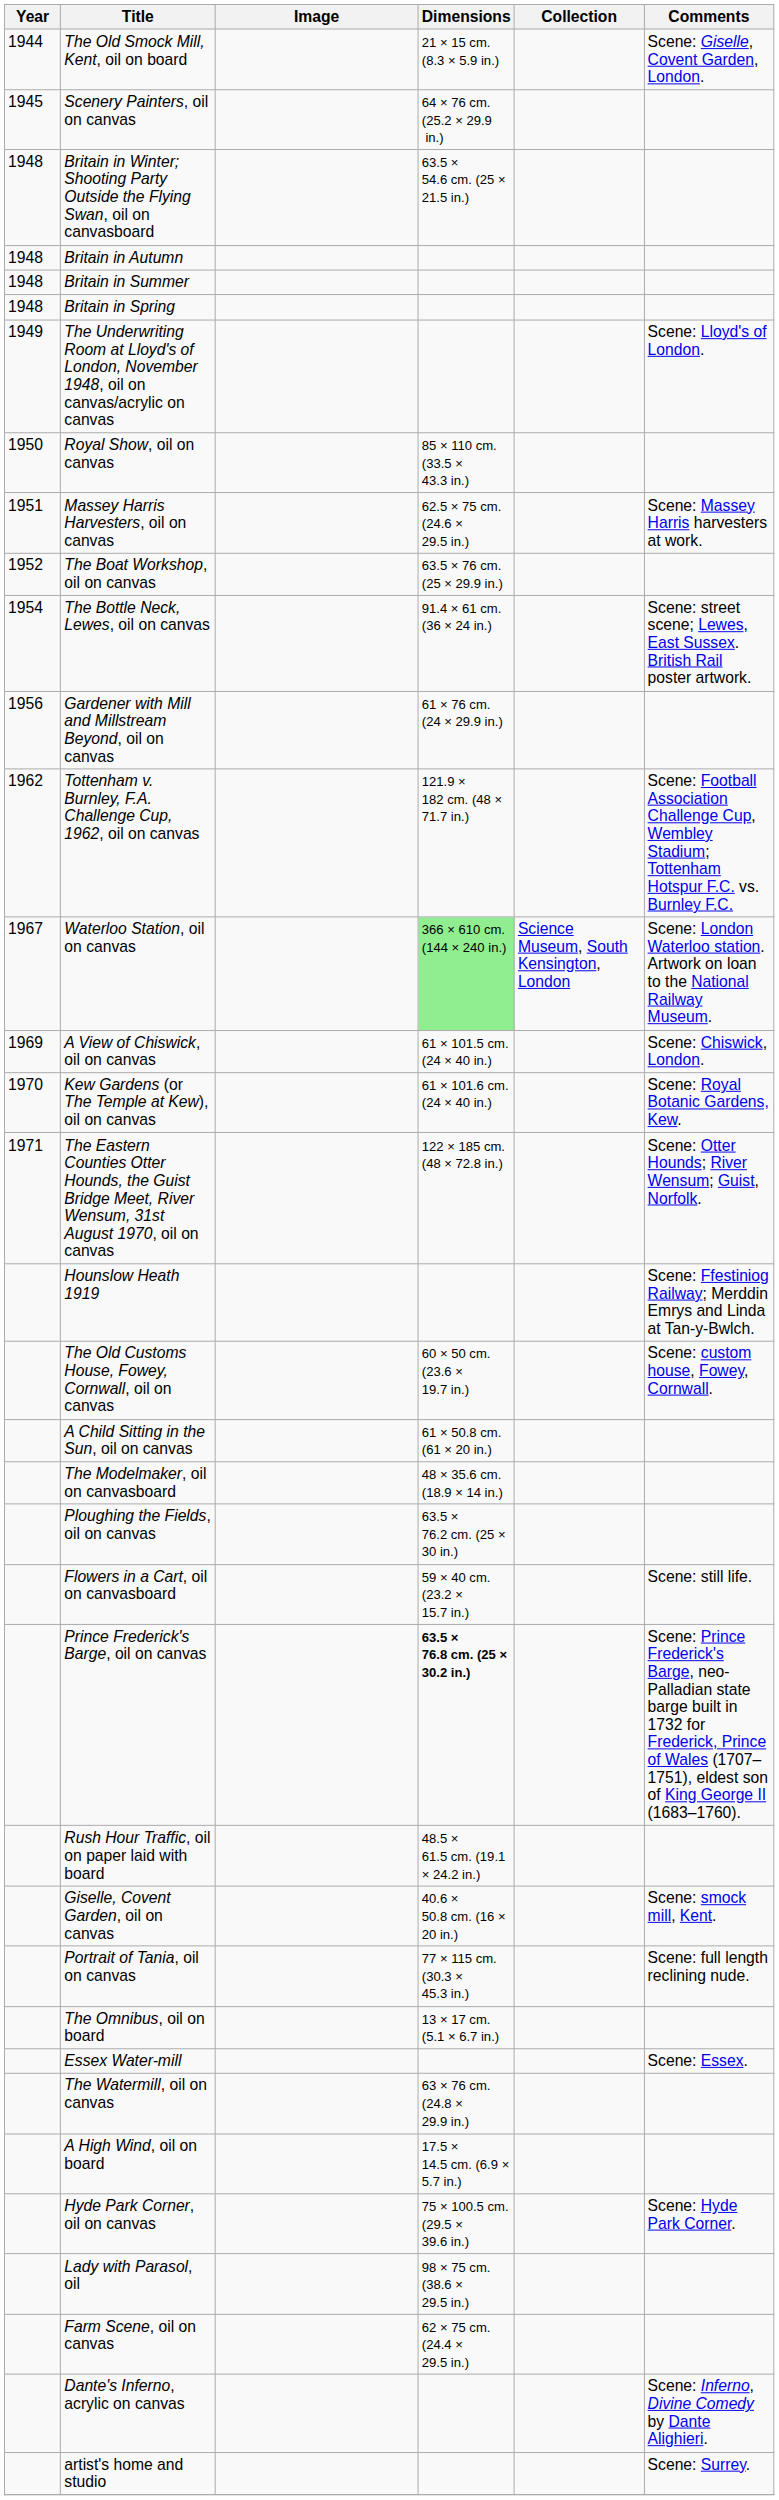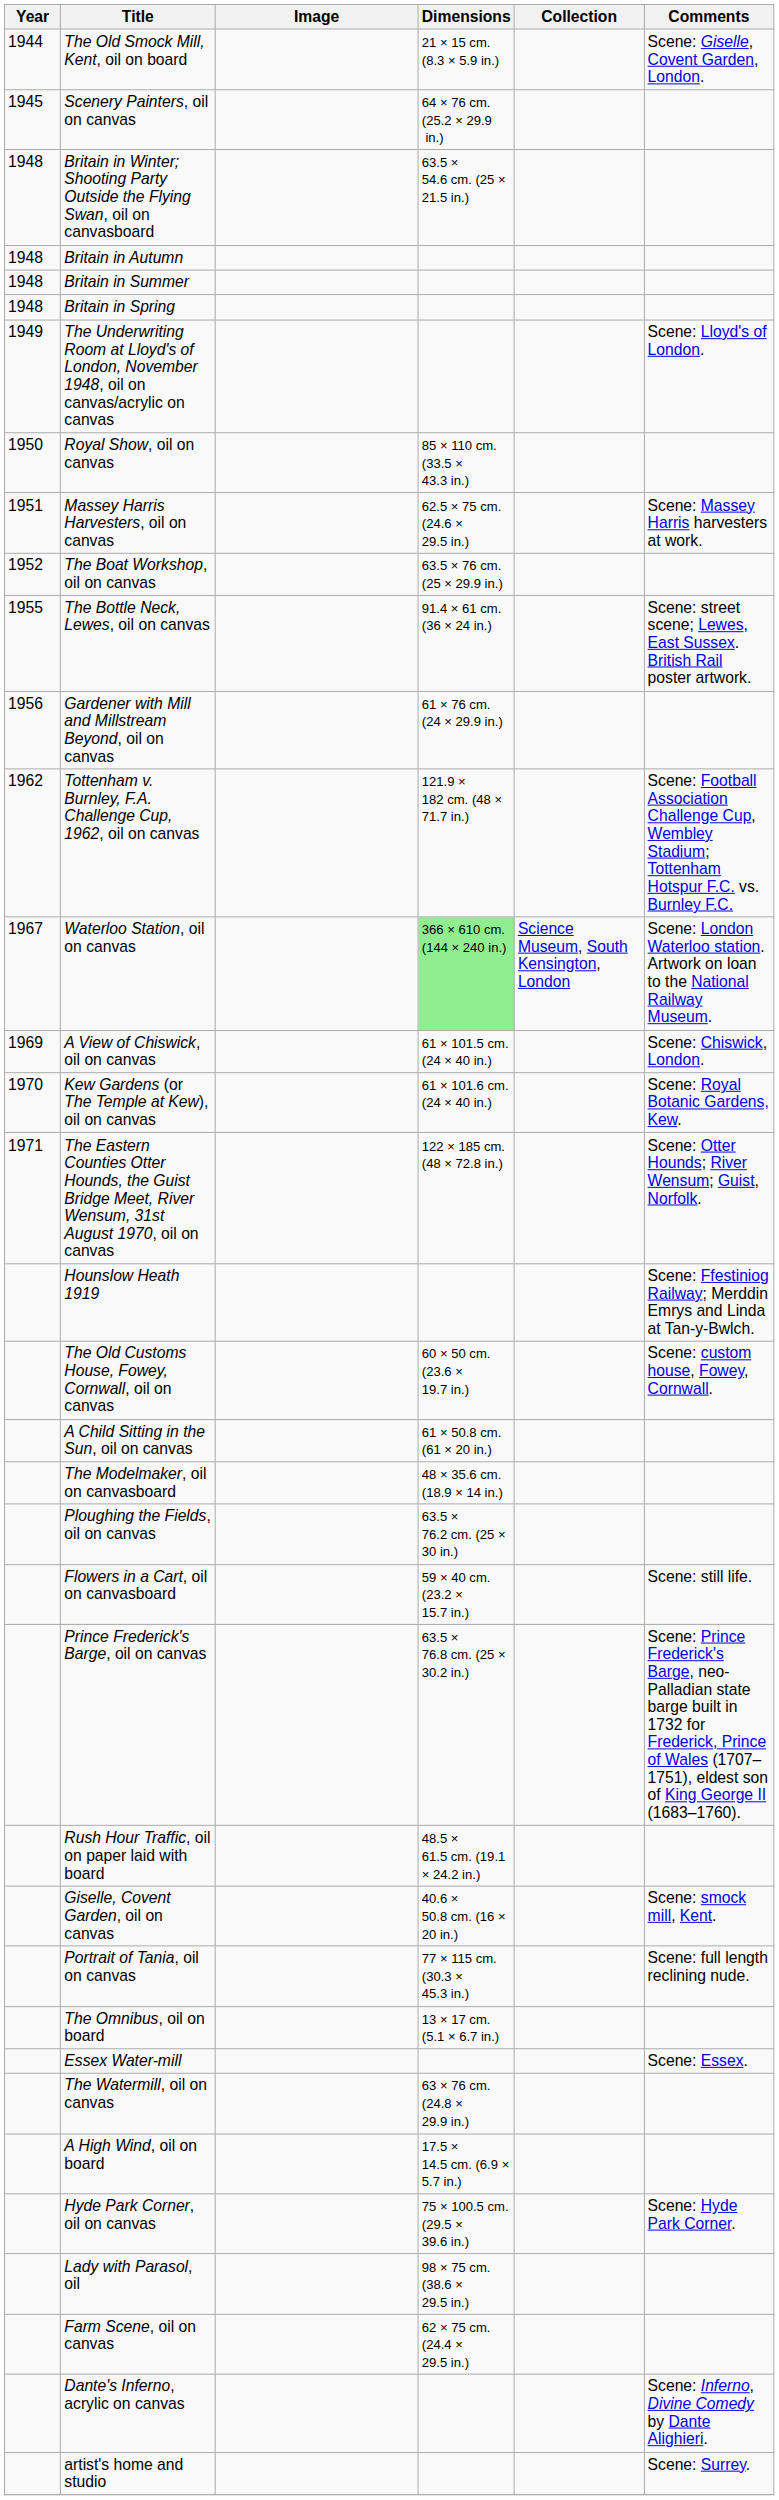(26, 607) 1954 -> (26, 607) 1955
(464, 1654) bold -> (464, 1655) normal
